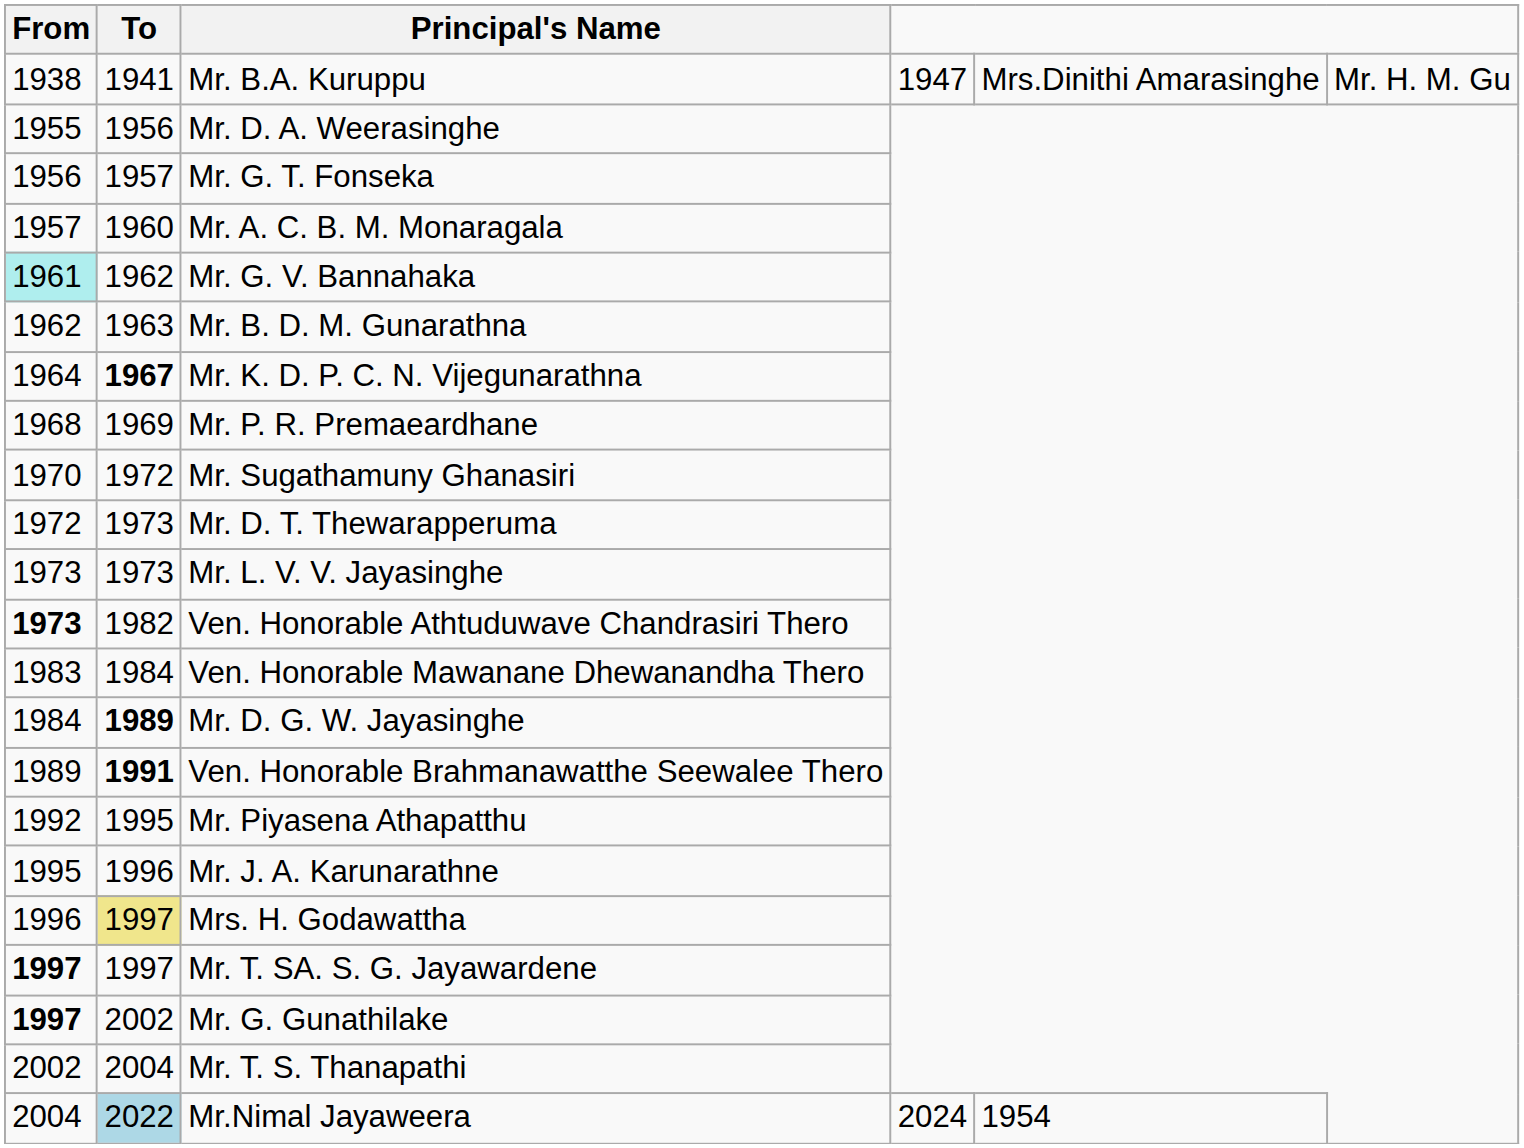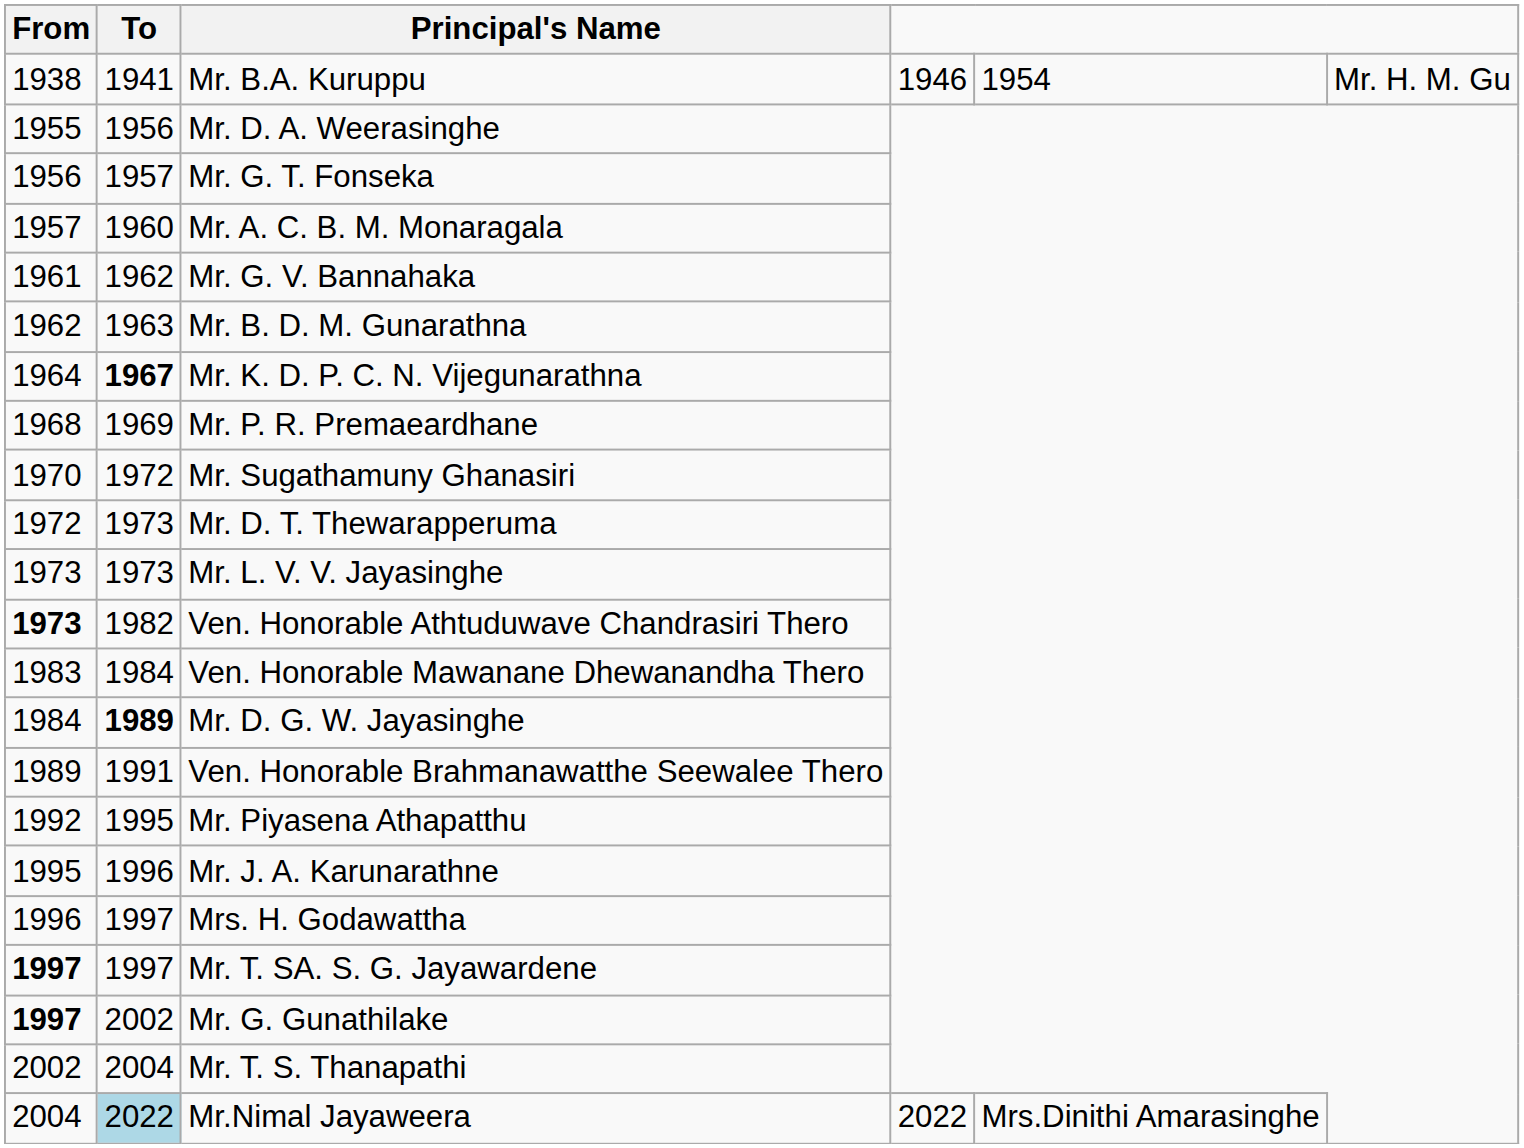(932, 78) 1947 -> (932, 78) 1946
(1151, 78) Mrs.Dinithi Amarasinghe -> (1016, 78) 1954
(47, 276) paleturquoise background -> (47, 276) no background
(139, 771) bold -> (139, 771) normal
(139, 919) khaki background -> (139, 919) no background
(932, 1117) 2024 -> (932, 1117) 2022
(1016, 1117) 1954 -> (1151, 1117) Mrs.Dinithi Amarasinghe
